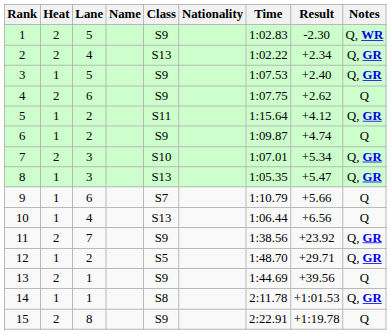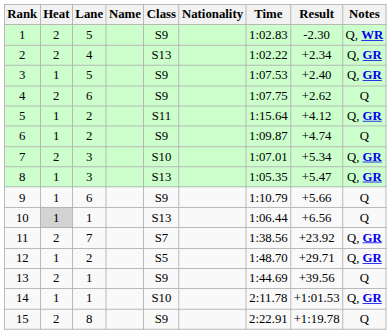(161, 197) S7 -> (161, 197) S9
(56, 217) no background -> (56, 217) lightgrey background
(89, 217) 4 -> (89, 217) 1
(161, 237) S9 -> (161, 237) S7
(161, 298) S8 -> (161, 298) S10
